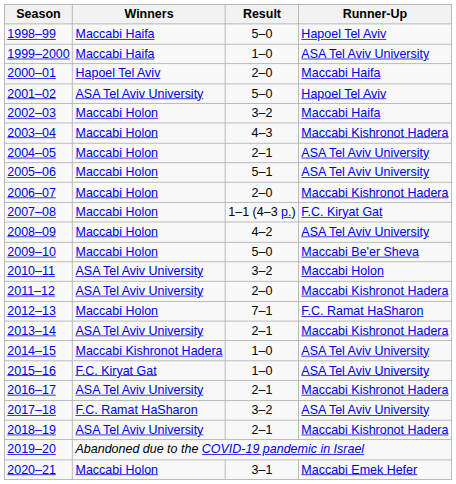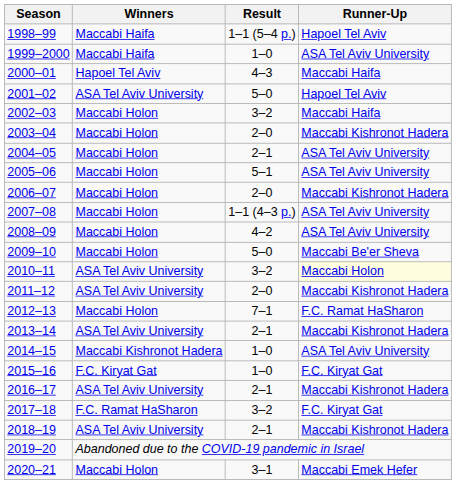(262, 34) 5–0 -> (262, 34) 1–1 (5–4 p.)
(262, 73) 2–0 -> (262, 73) 4–3
(262, 133) 4–3 -> (262, 133) 2–0
(342, 212) F.C. Kiryat Gat -> (365, 212) ASA Tel Aviv University
(343, 271) no background -> (343, 271) lightyellow background
(365, 370) ASA Tel Aviv University -> (342, 370) F.C. Kiryat Gat
(365, 410) ASA Tel Aviv University -> (342, 410) F.C. Kiryat Gat
